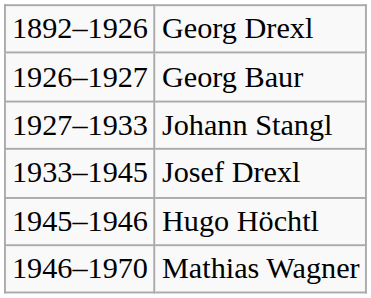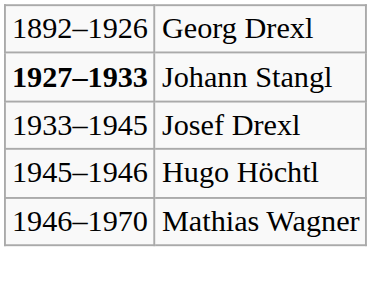- row: (233, 76)
(80, 124) normal -> (80, 76) bold
